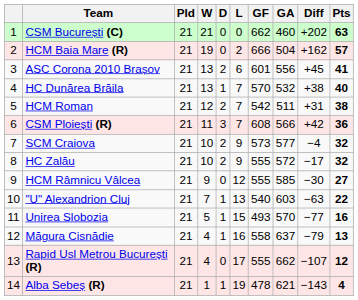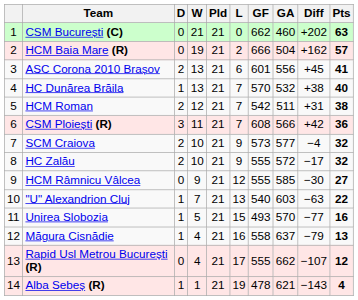columns swapped: (186, 13) <-> (223, 13)
